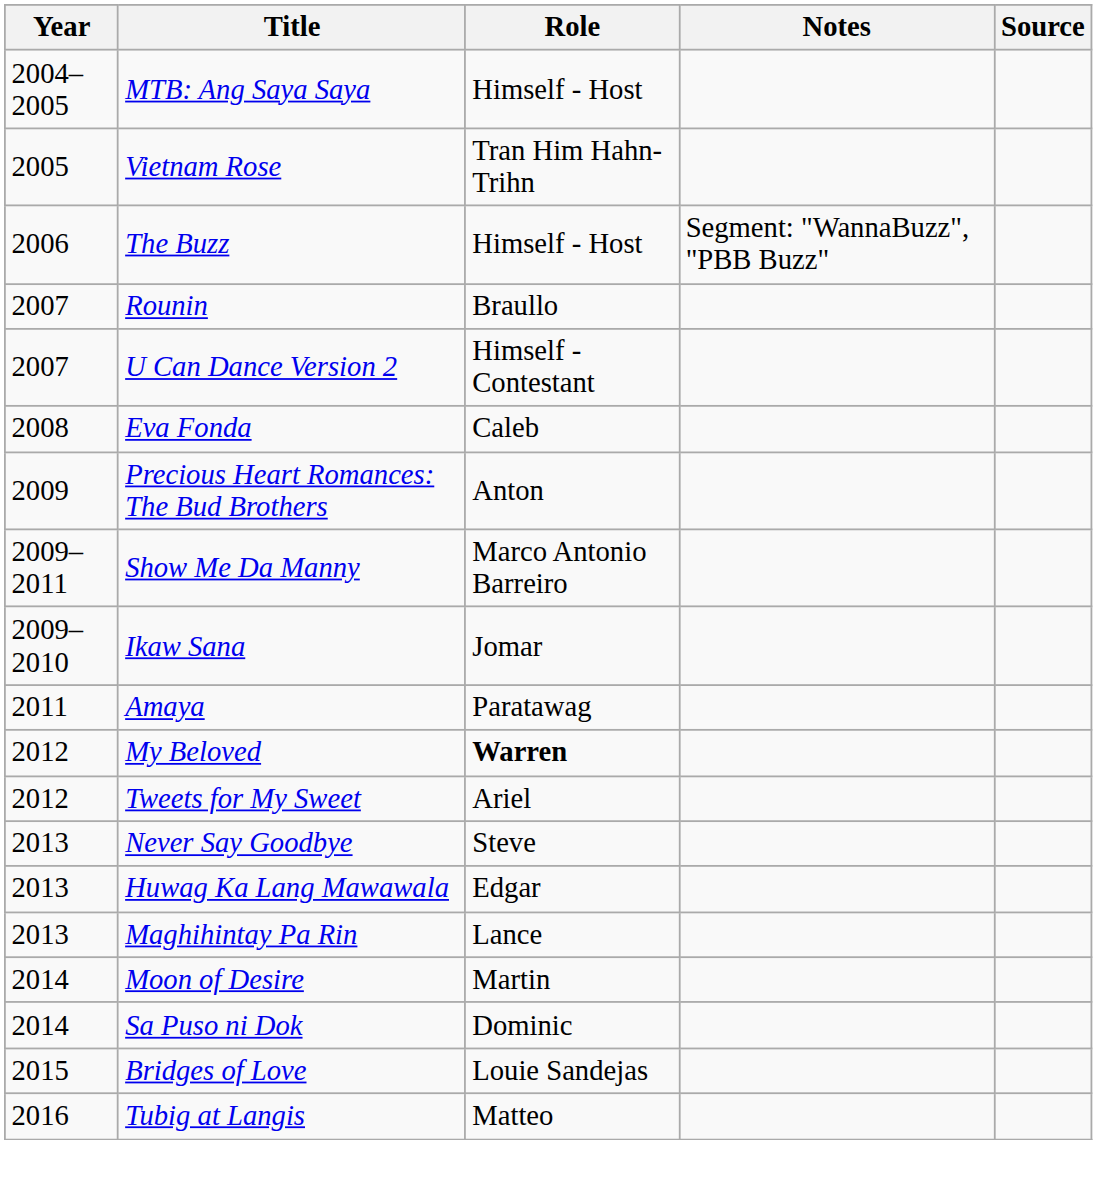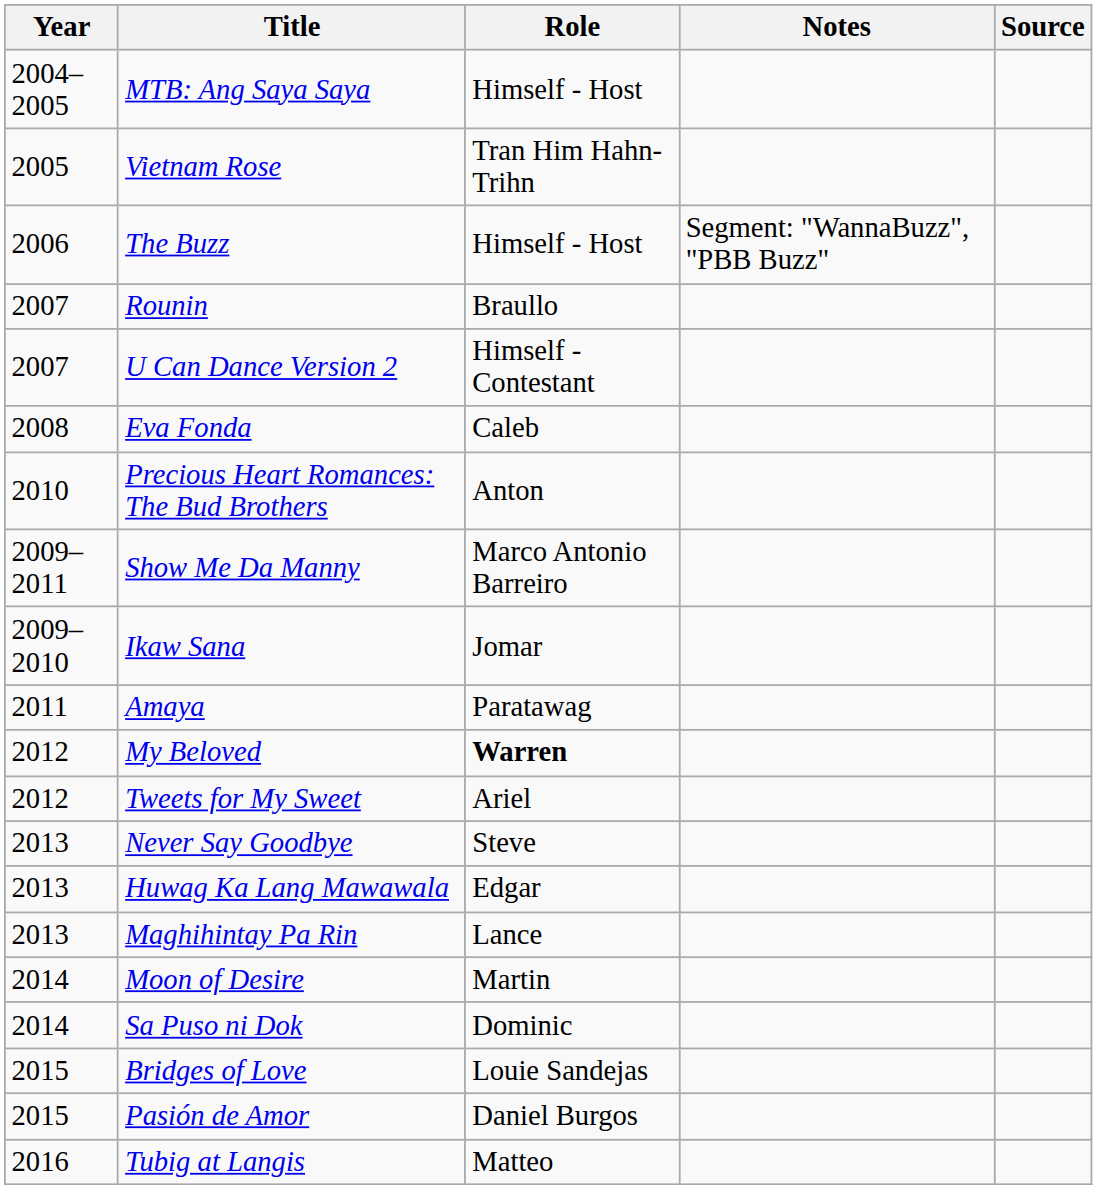(40, 490) 2009 -> (40, 490) 2010
+ row: (217, 1115)
